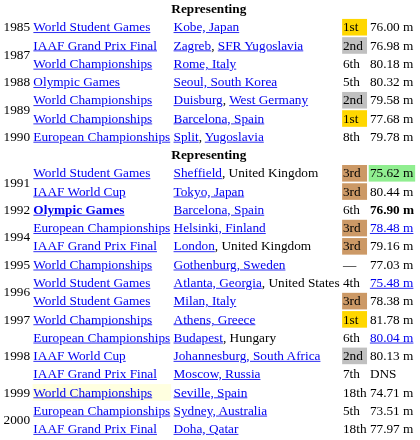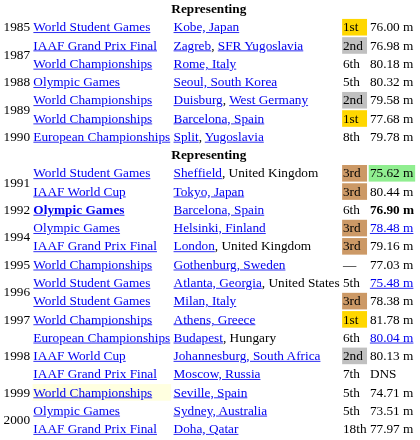(102, 228) European Championships -> (77, 228) Olympic Games
(351, 282) 4th -> (351, 282) 5th
(355, 392) 18th -> (351, 392) 5th
(102, 410) European Championships -> (77, 410) Olympic Games
